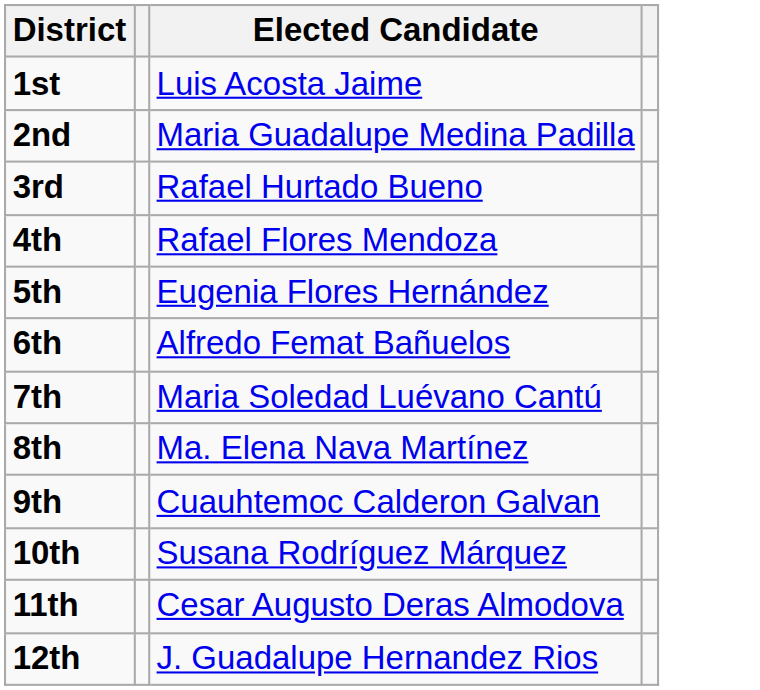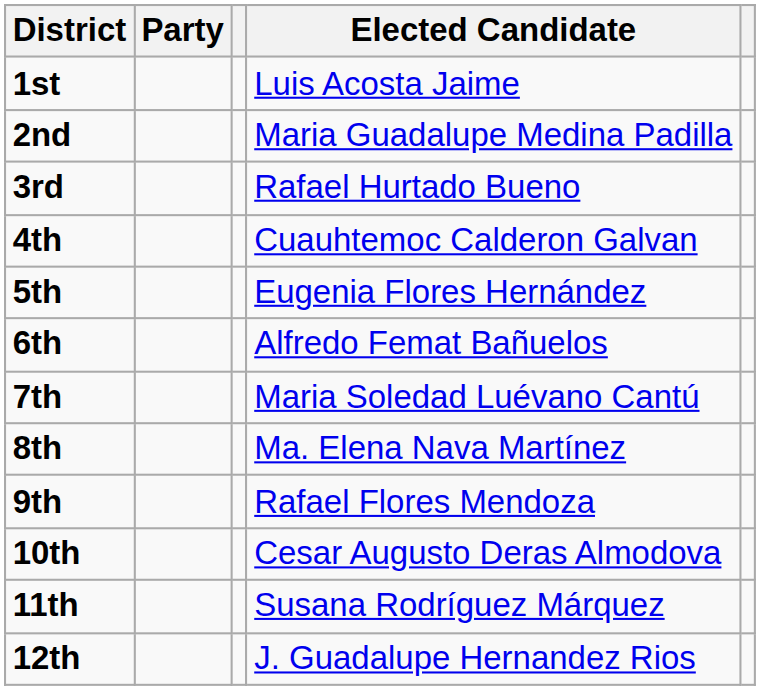+ column: (183, 30)
(327, 239) Rafael Flores Mendoza -> (476, 239) Cuauhtemoc Calderon Galvan
(378, 501) Cuauhtemoc Calderon Galvan -> (425, 501) Rafael Flores Mendoza
(362, 553) Susana Rodríguez Márquez -> (488, 553) Cesar Augusto Deras Almodova
(390, 605) Cesar Augusto Deras Almodova -> (459, 605) Susana Rodríguez Márquez
